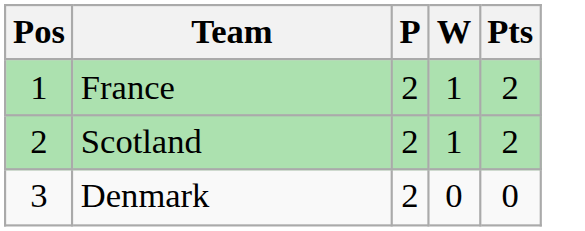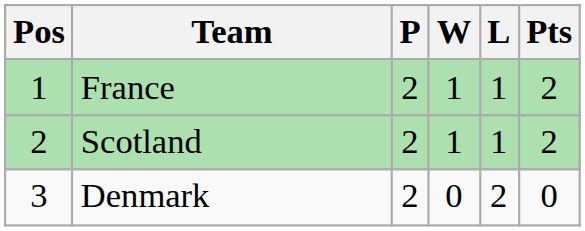+ column: (499, 31)
